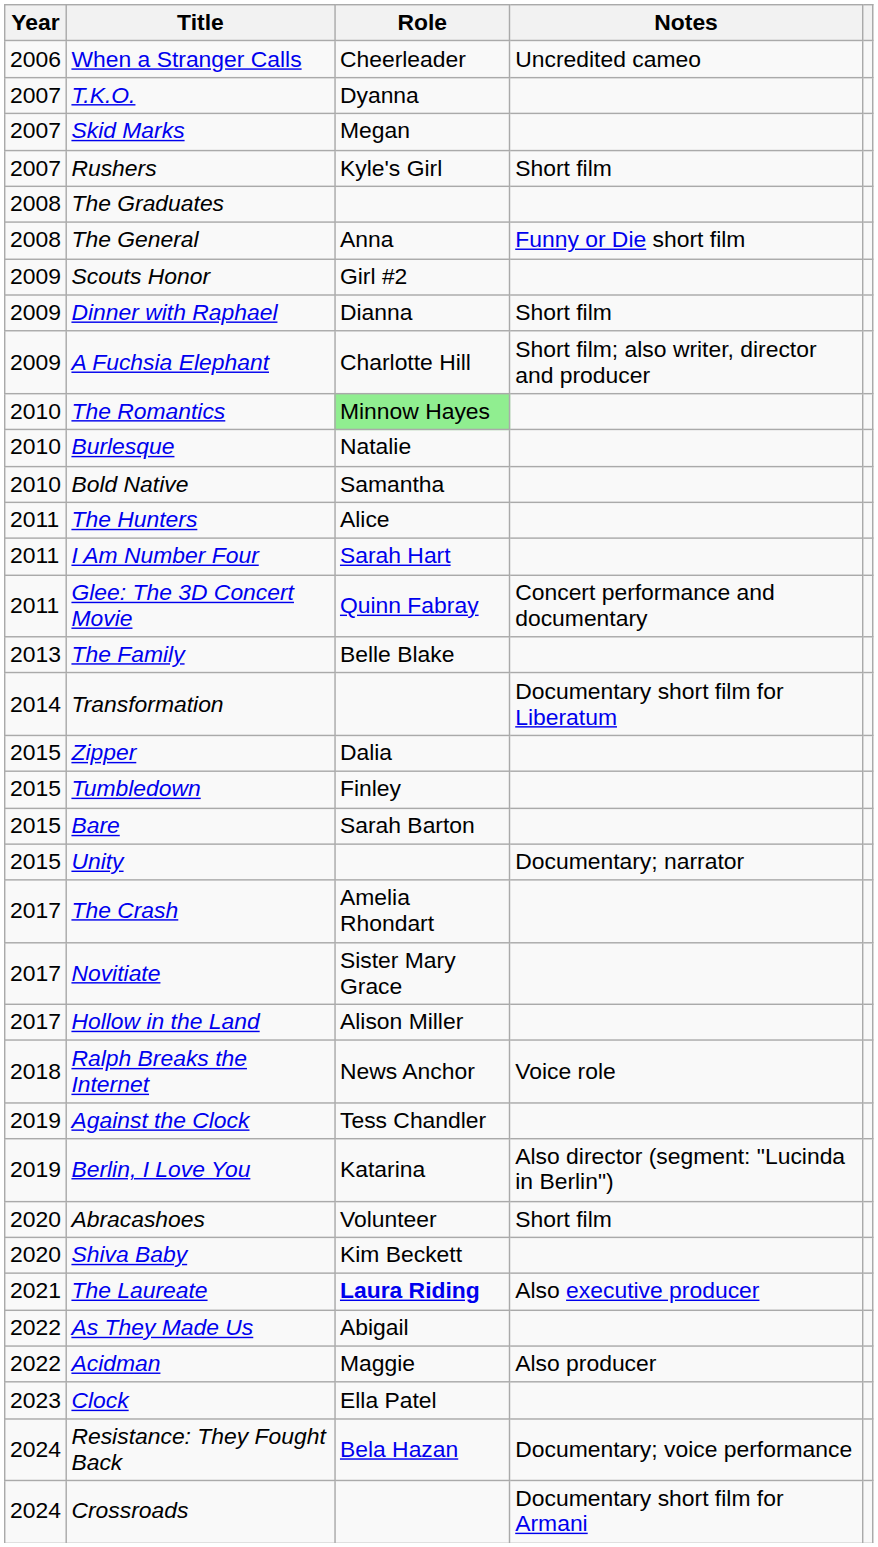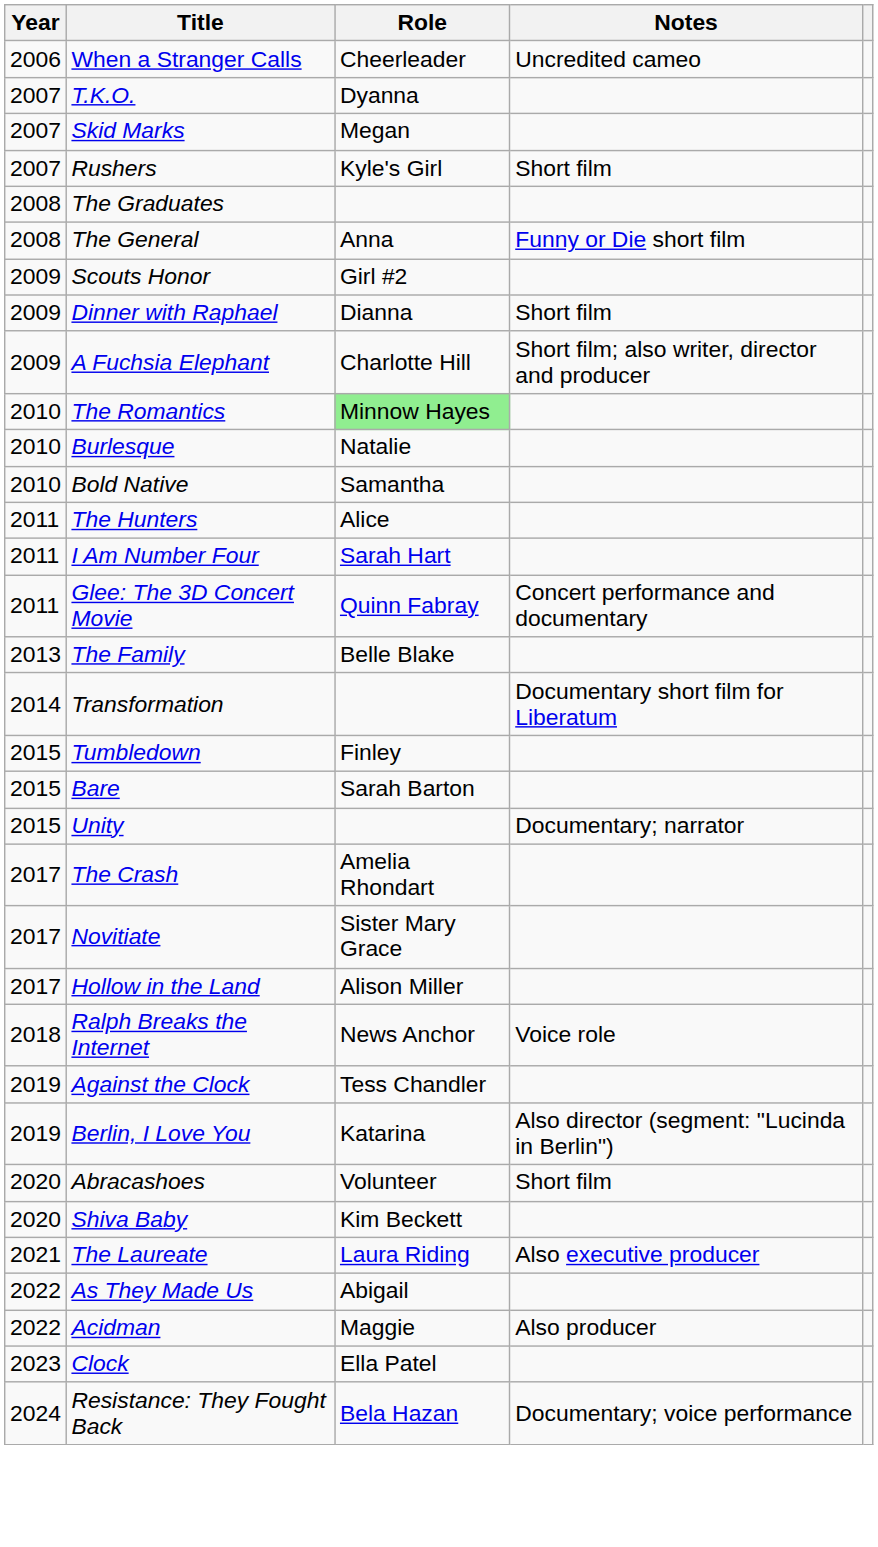- row: (104, 753)
(410, 1291) bold -> (405, 1255) normal
- row: (130, 1511)
